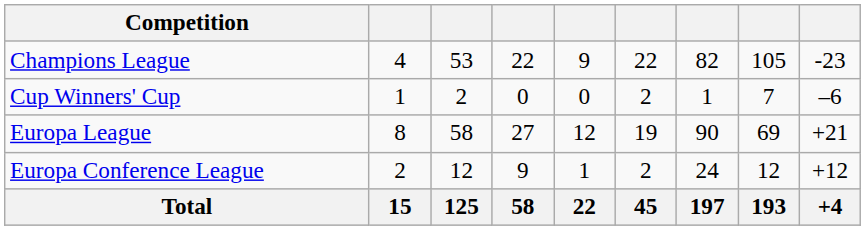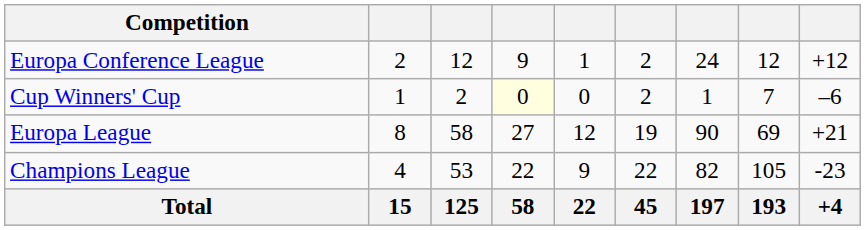rows swapped: (100, 59) <-> (137, 170)
(523, 96) no background -> (523, 96) lightyellow background
